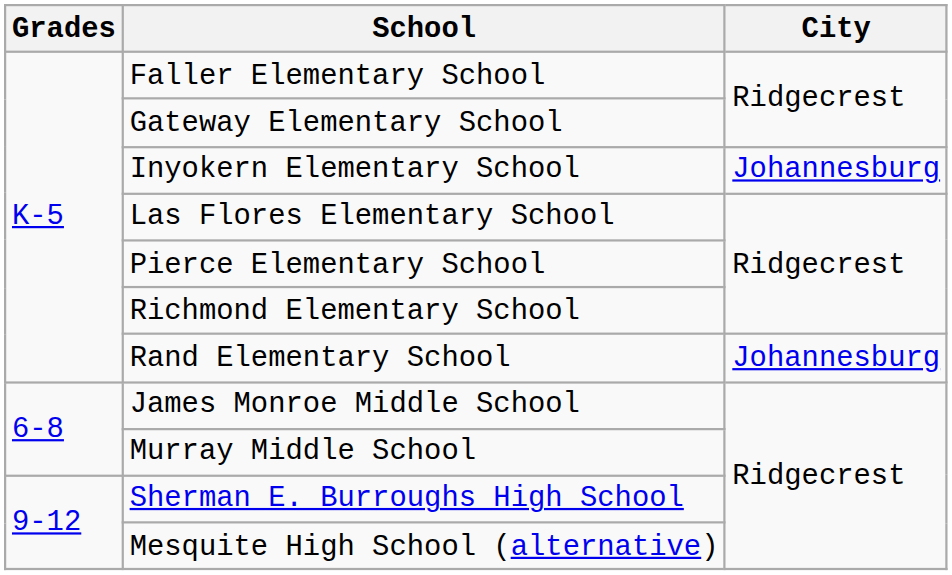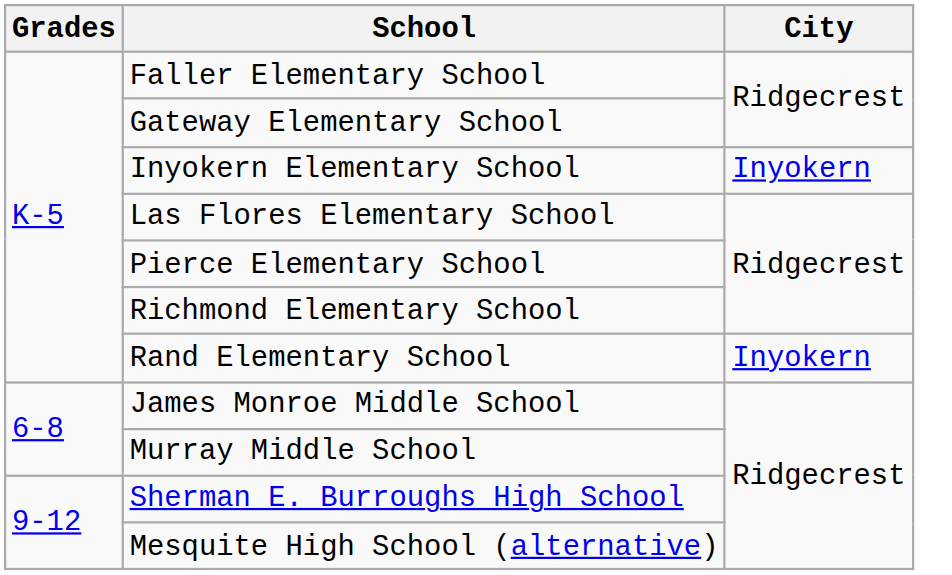(836, 170) Johannesburg -> (802, 170) Inyokern
(836, 358) Johannesburg -> (802, 358) Inyokern
